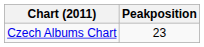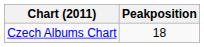(159, 33) 23 -> (159, 33) 18
